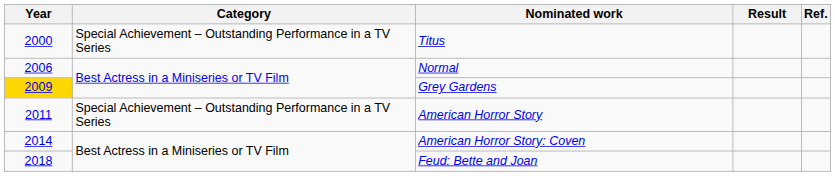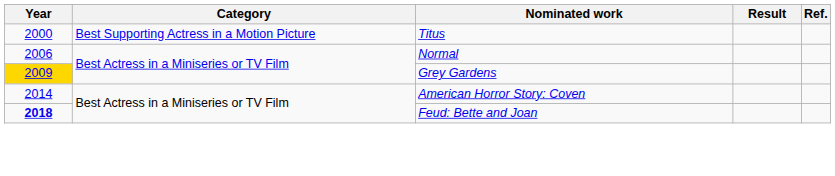(233, 41) Special Achievement – Outstanding Performance in a TV Series -> (195, 34) Best Supporting Actress in a Motion Picture
- row: (480, 114)
(38, 161) normal -> (38, 113) bold
